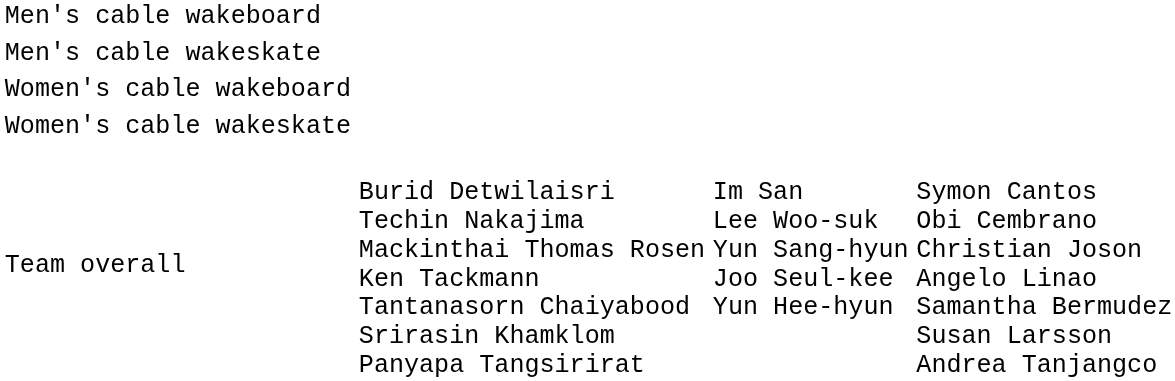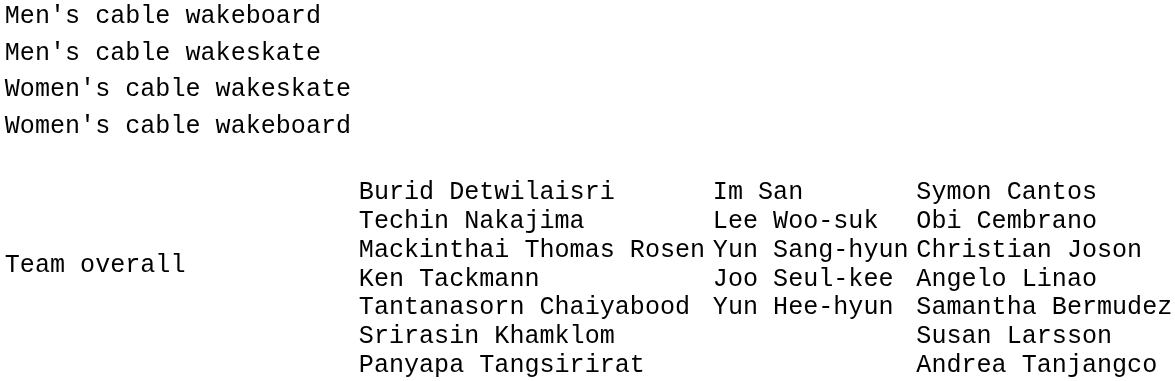rows swapped: (178, 90) <-> (178, 126)
